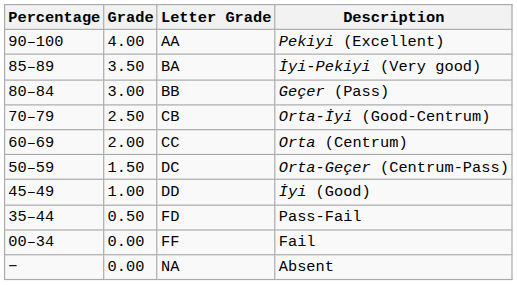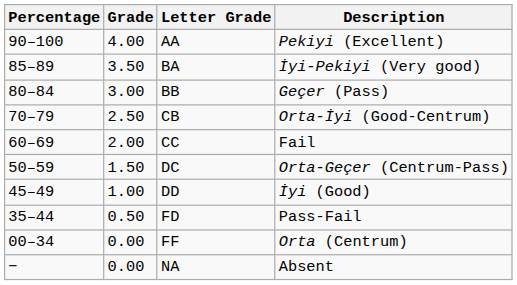(343, 142) Orta (Centrum) -> (297, 142) Fail
(297, 242) Fail -> (343, 242) Orta (Centrum)
